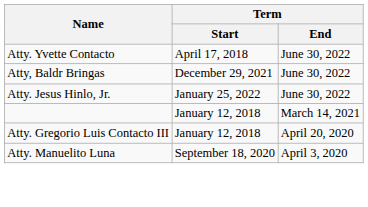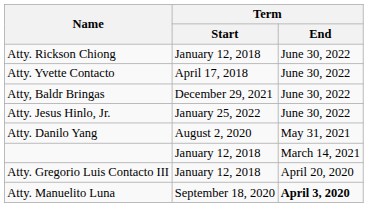+ row: (61, 53)
+ row: (52, 133)
(314, 152) normal -> (315, 192) bold
